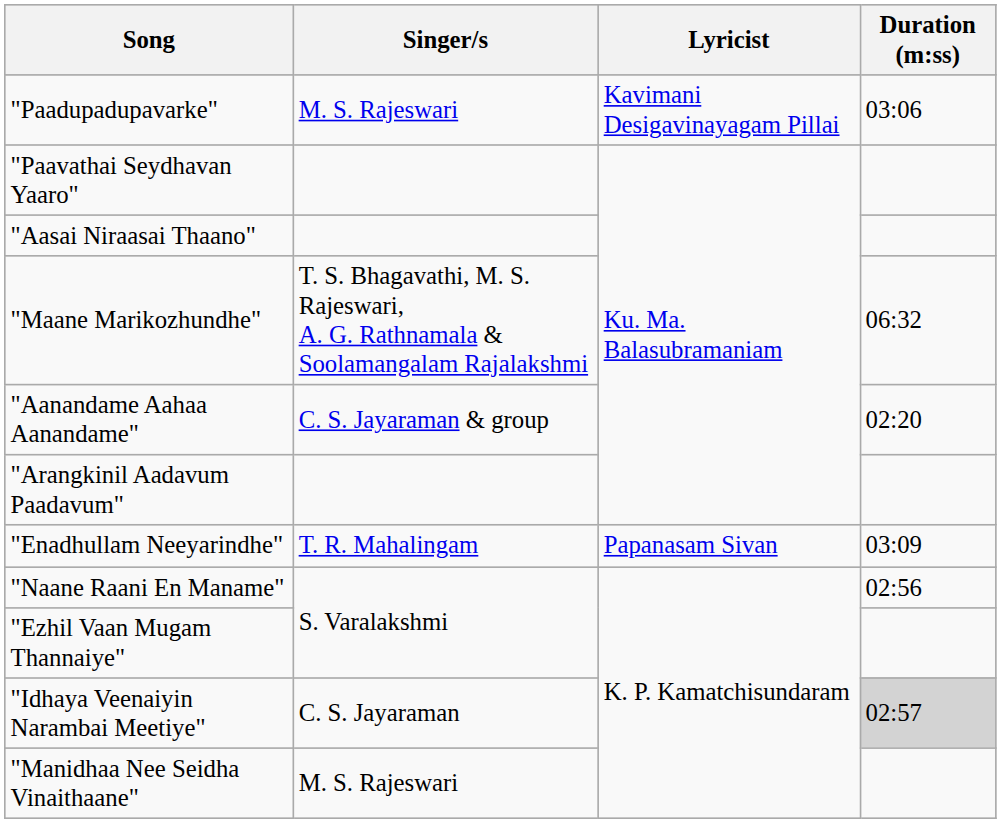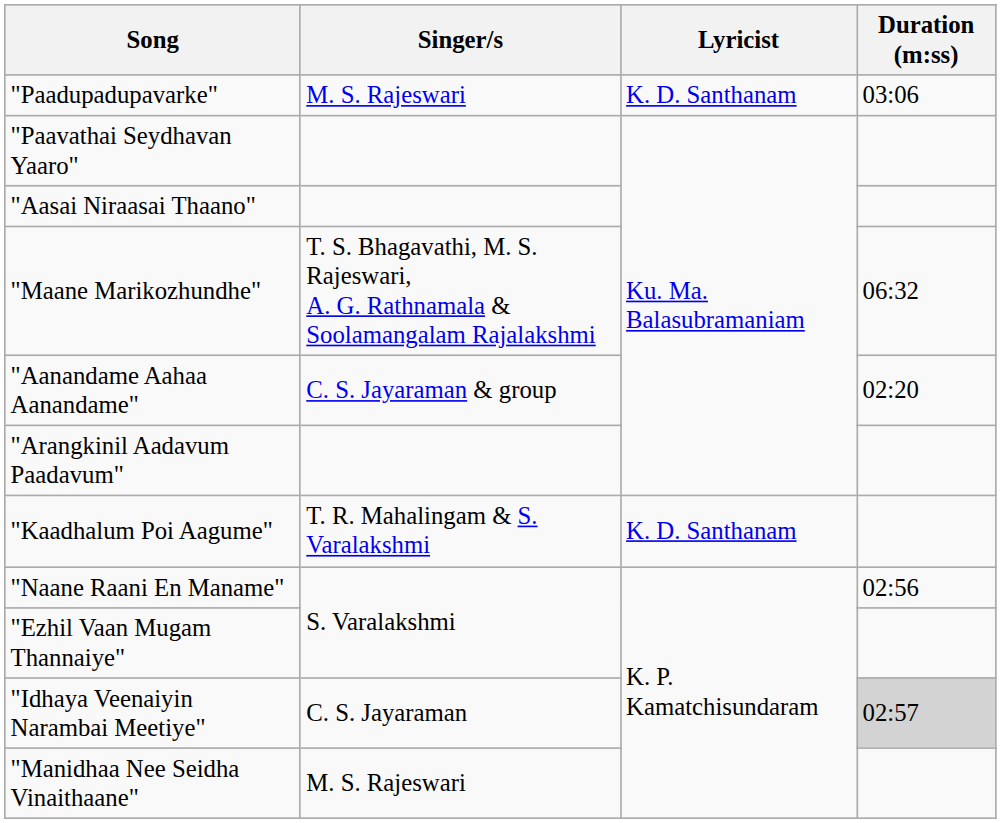(722, 109) Kavimani Desigavinayagam Pillai -> (711, 95) K. D. Santhanam
- row: (147, 545)
+ row: (142, 531)
